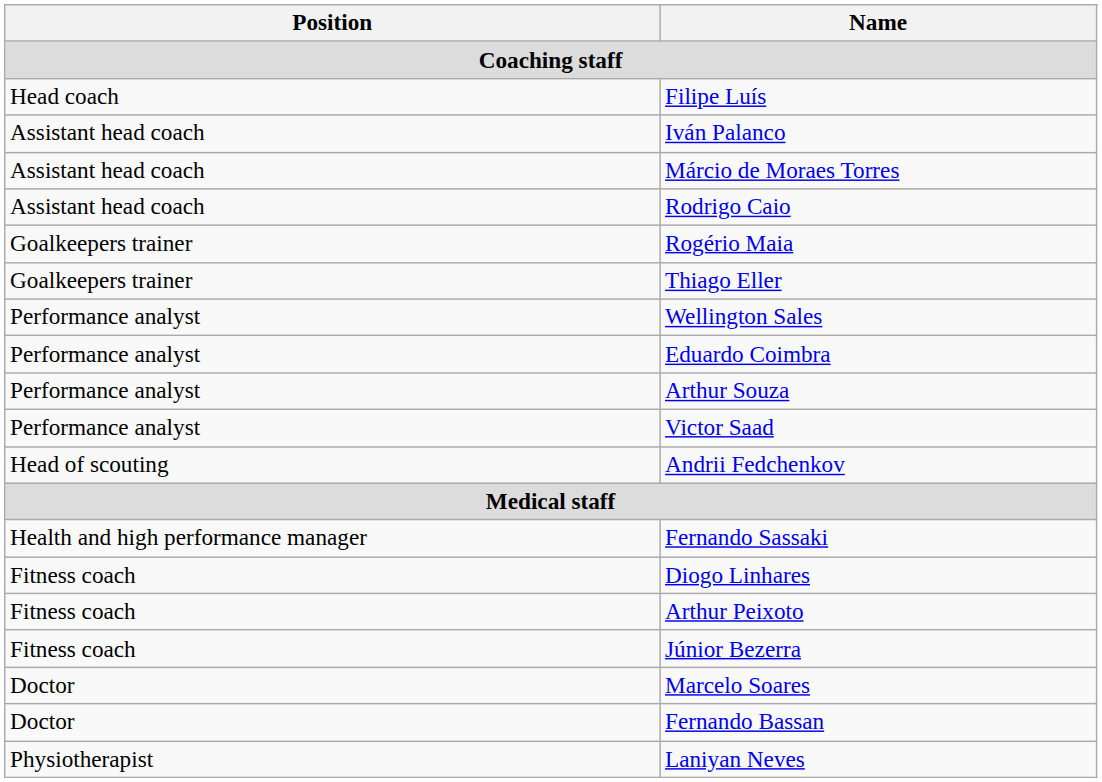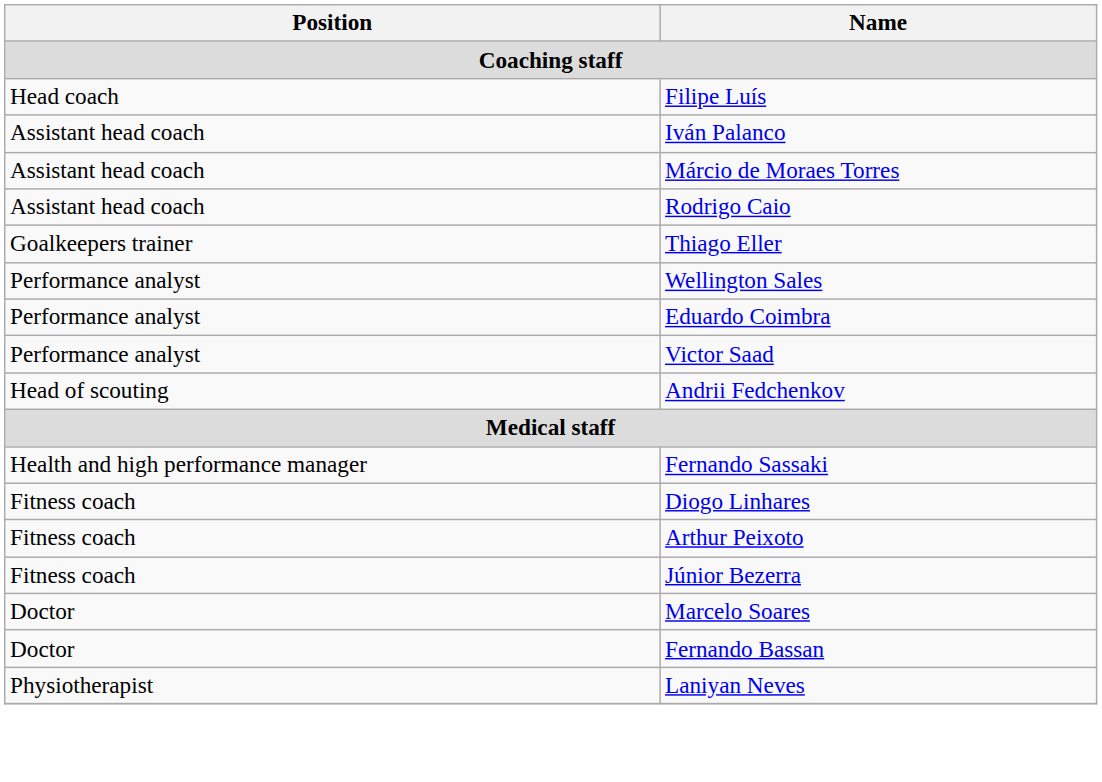- row: (729, 243)
- row: (727, 390)
